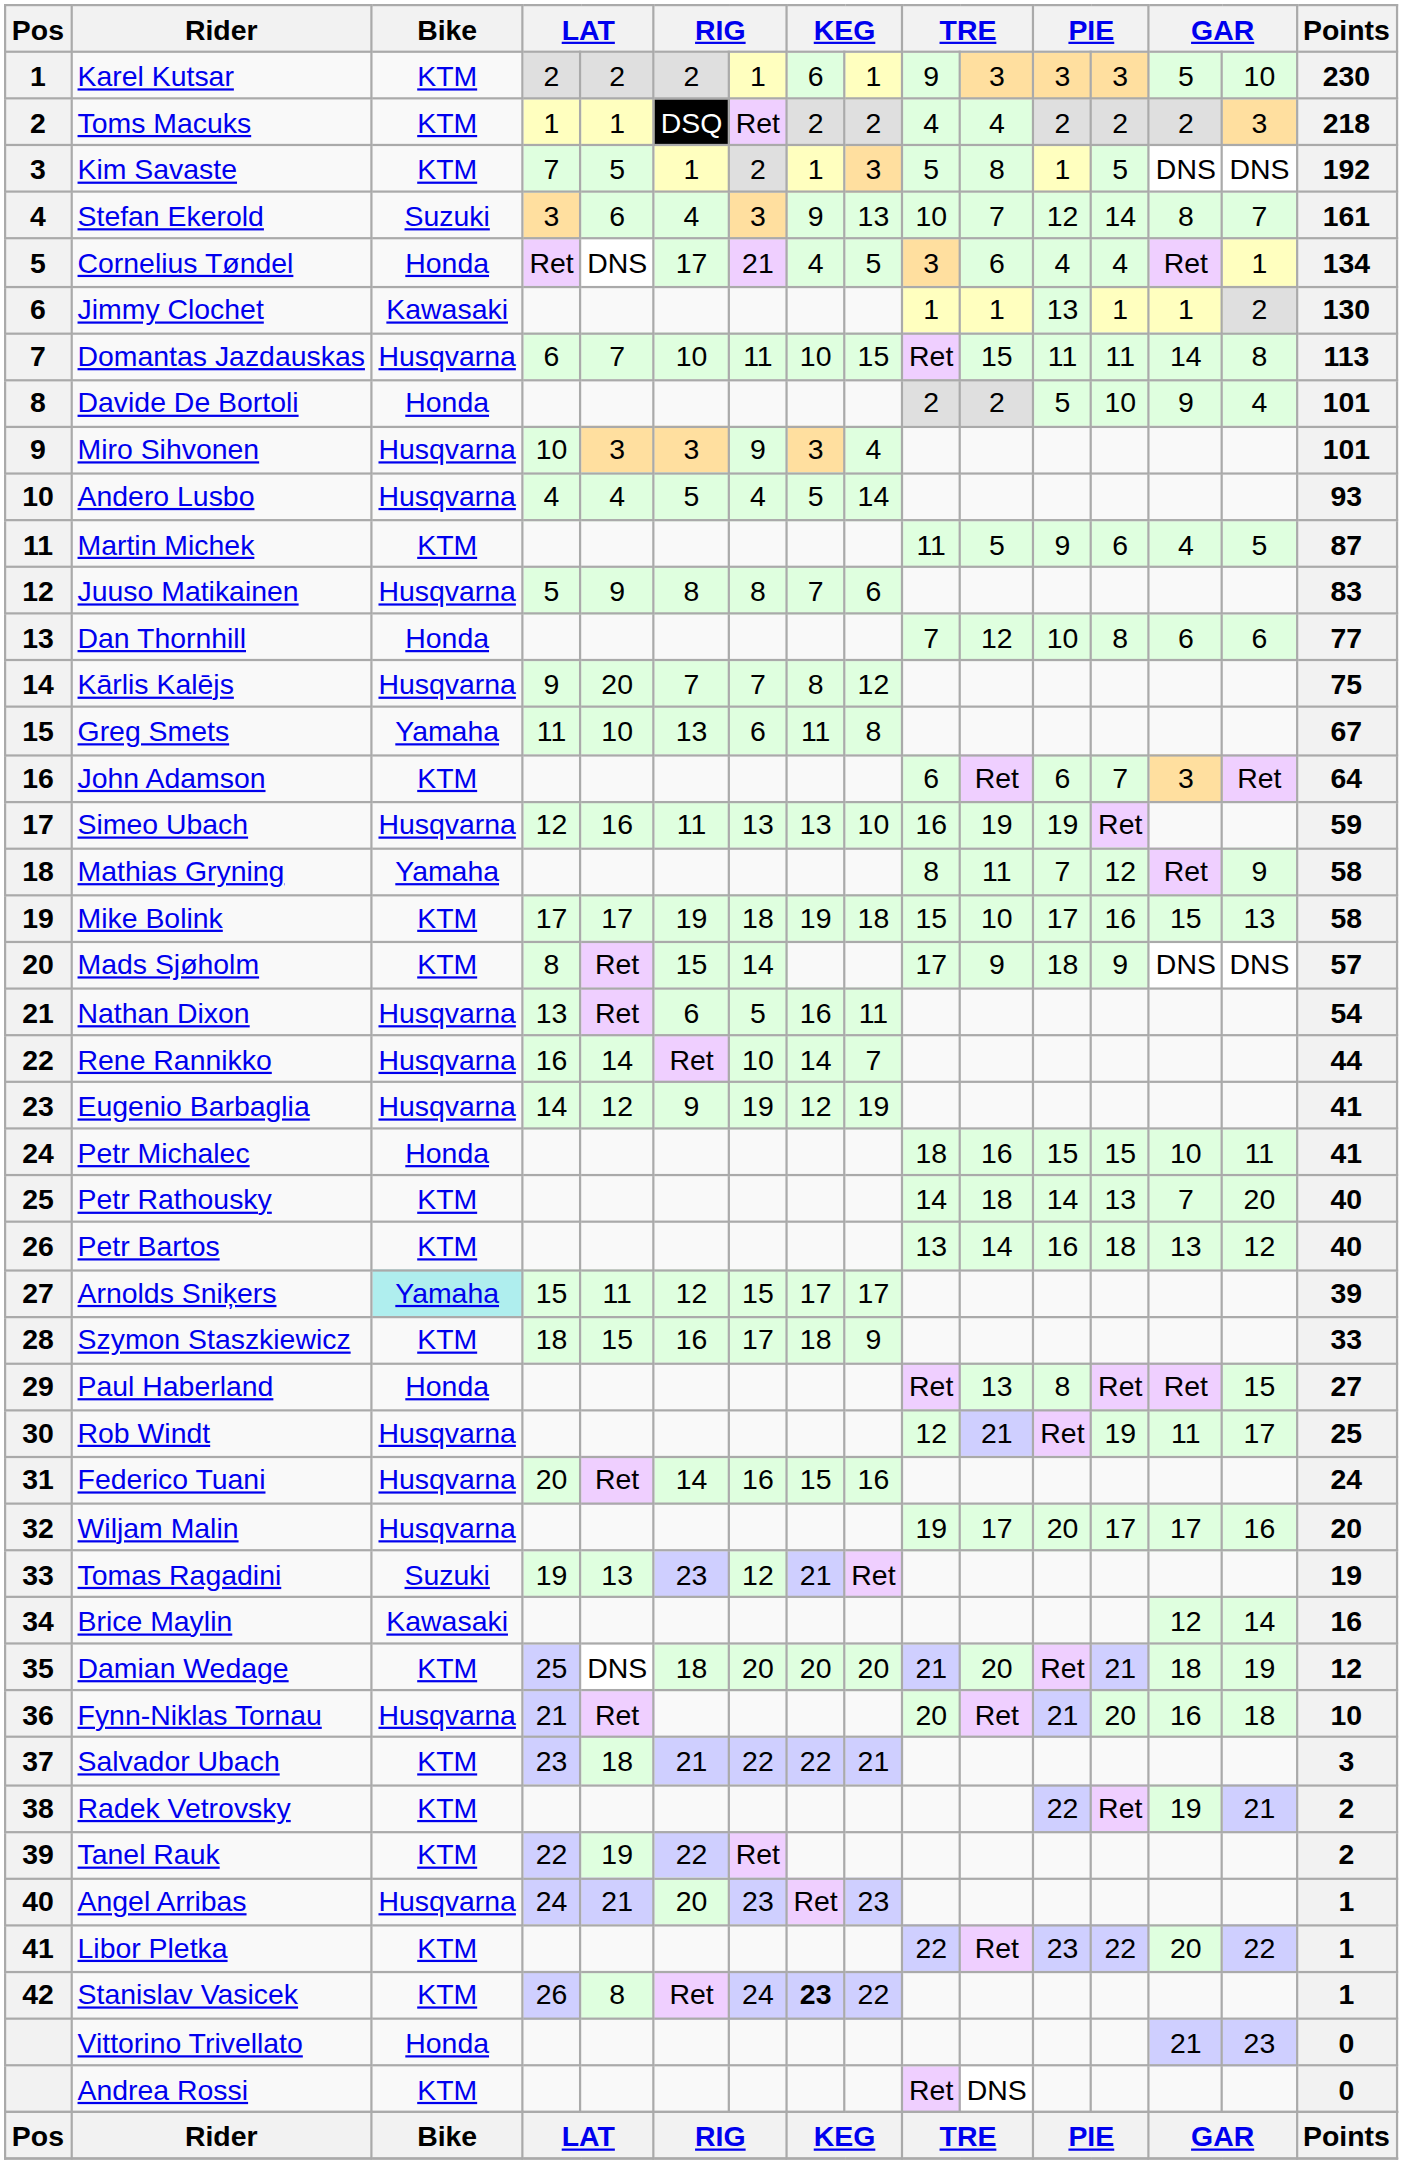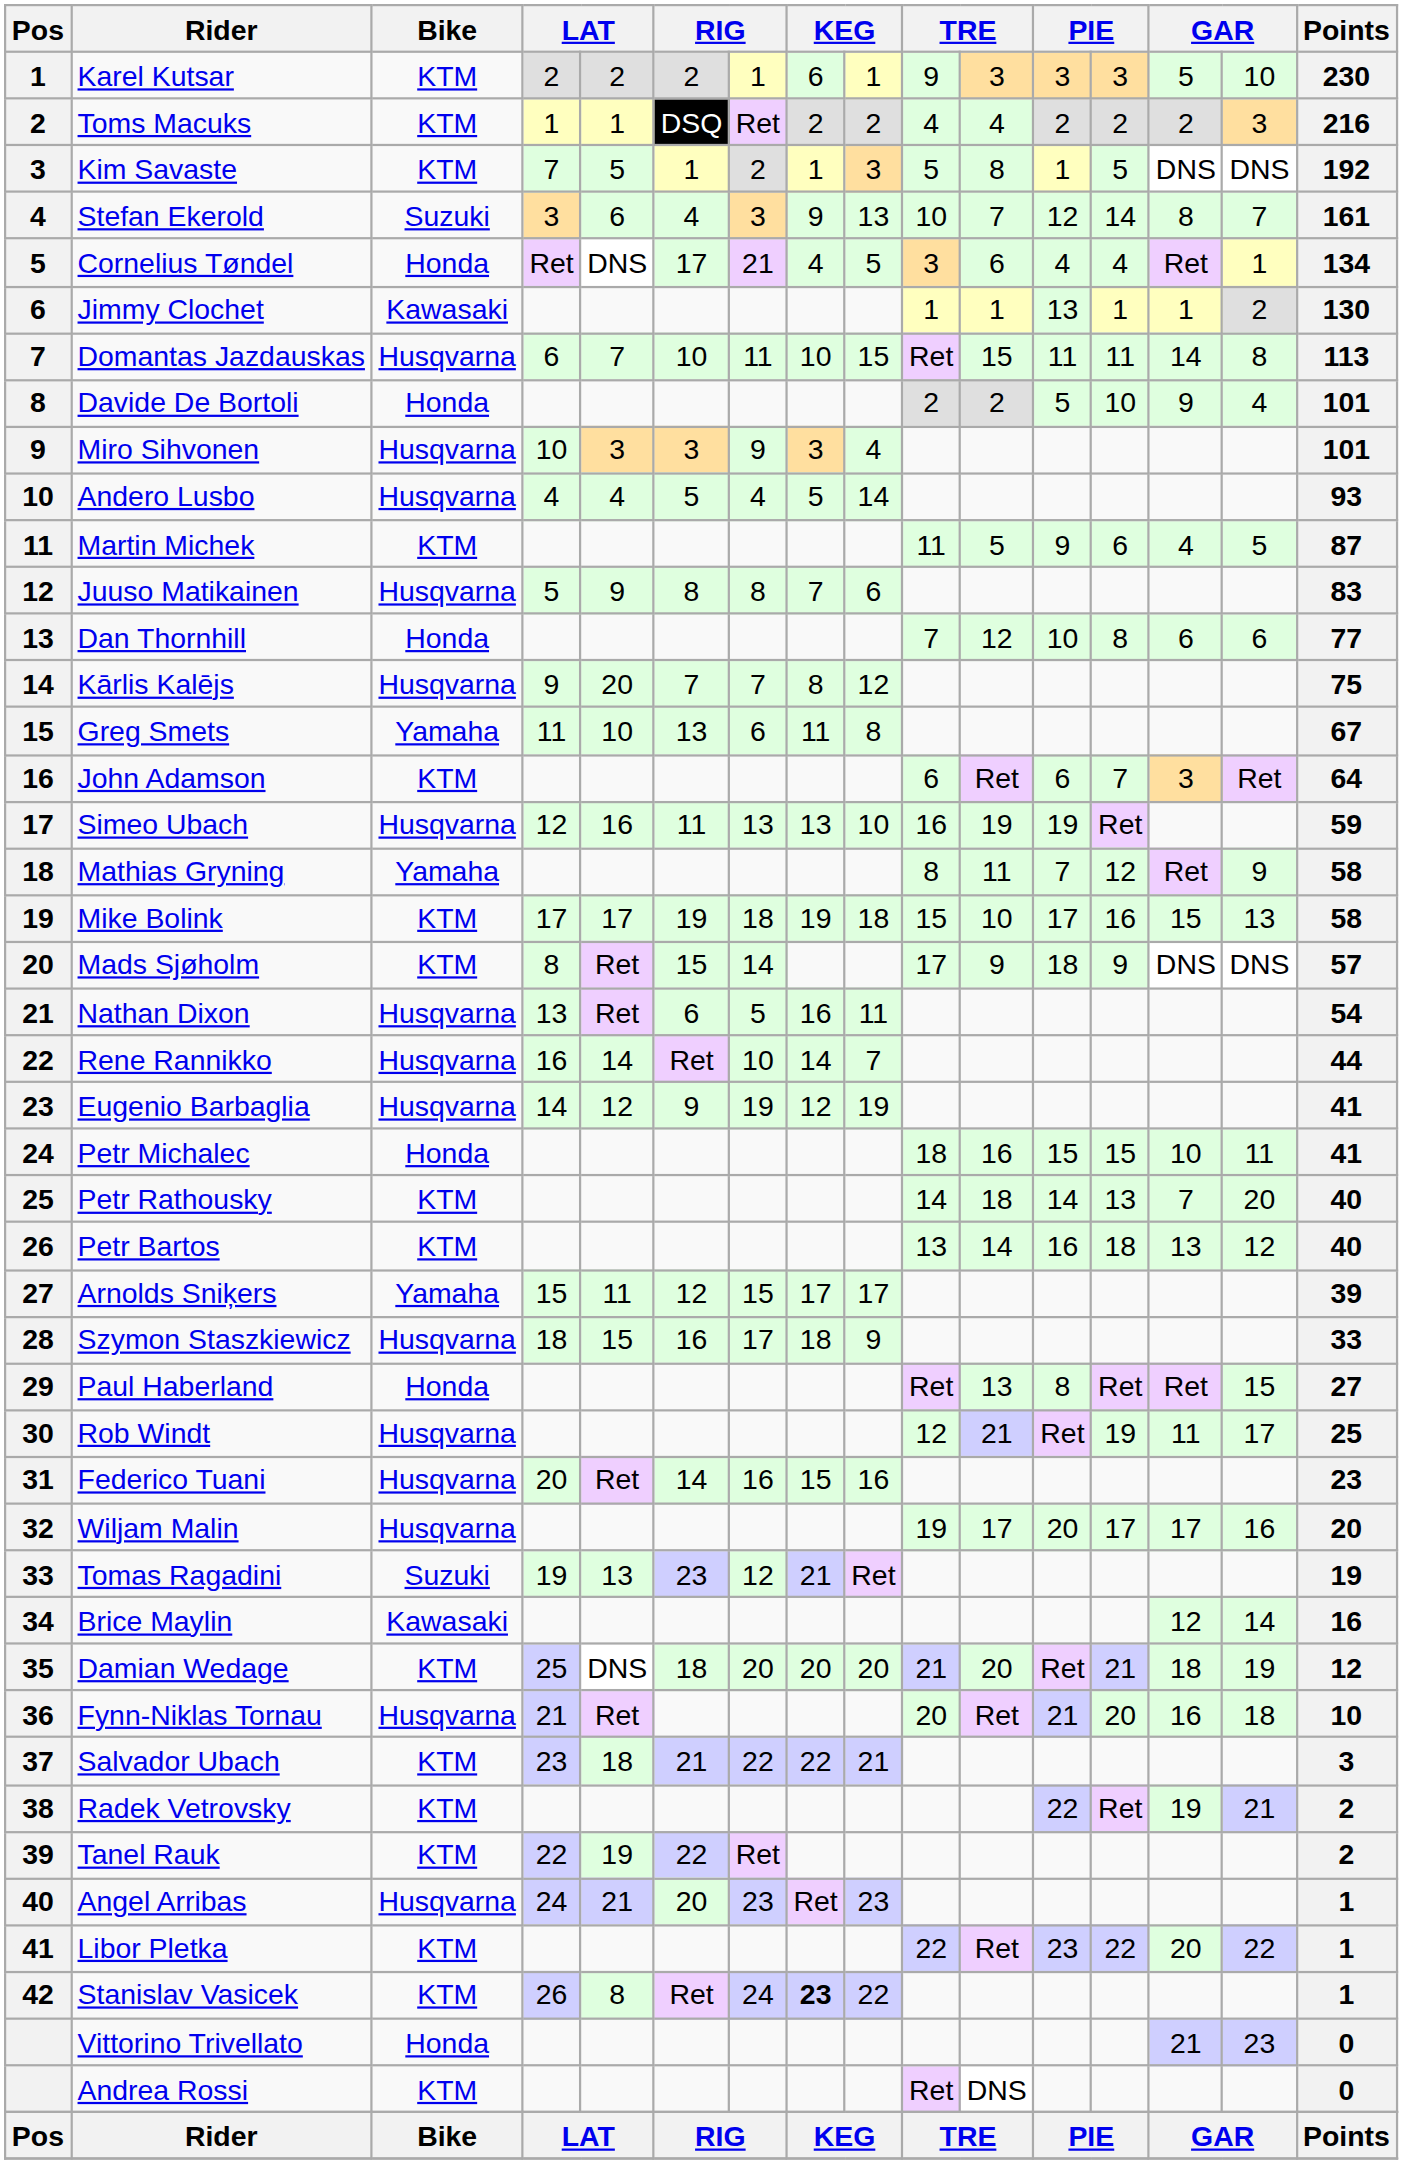(1346, 122) 218 -> (1346, 122) 216
(447, 1293) paleturquoise background -> (447, 1293) no background
(447, 1340) KTM -> (447, 1340) Husqvarna
(1346, 1480) 24 -> (1346, 1480) 23
